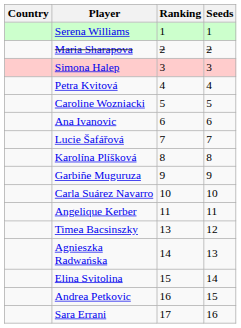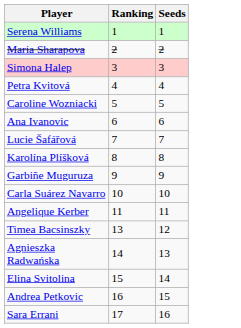- column: (28, 13)
